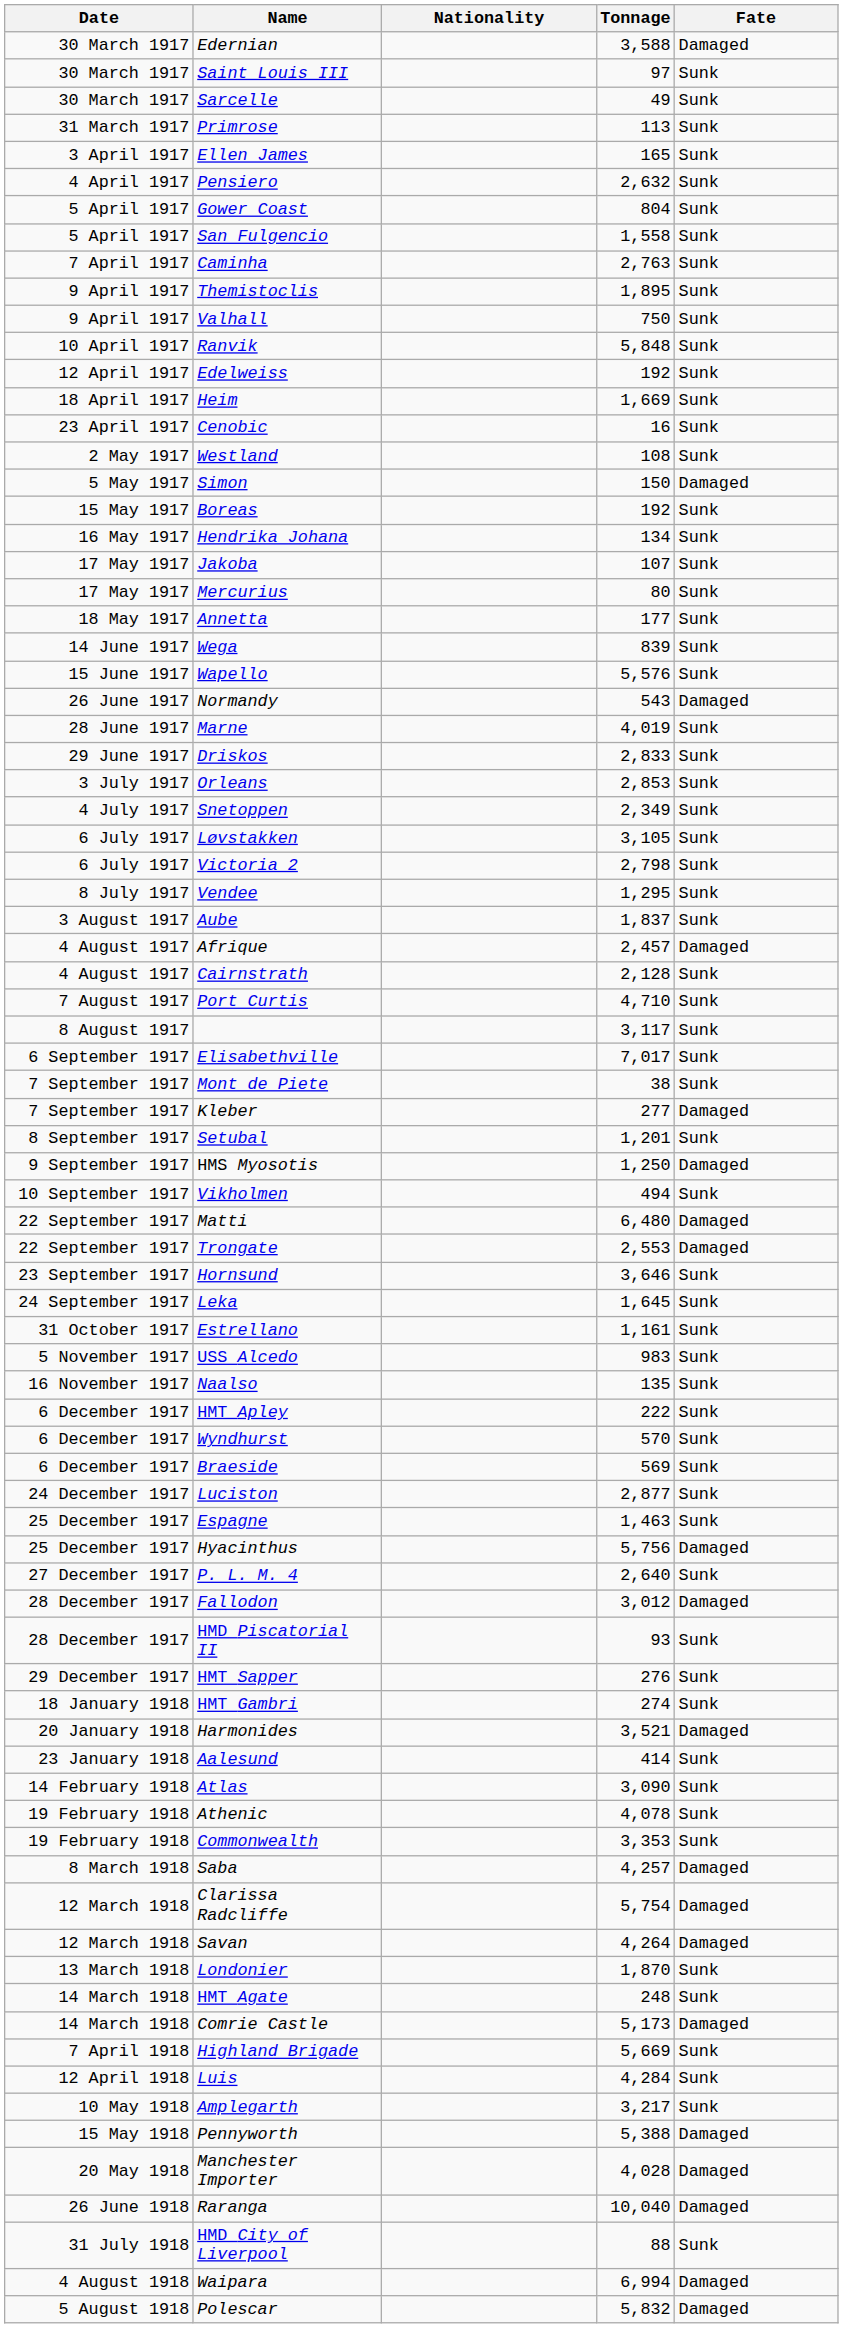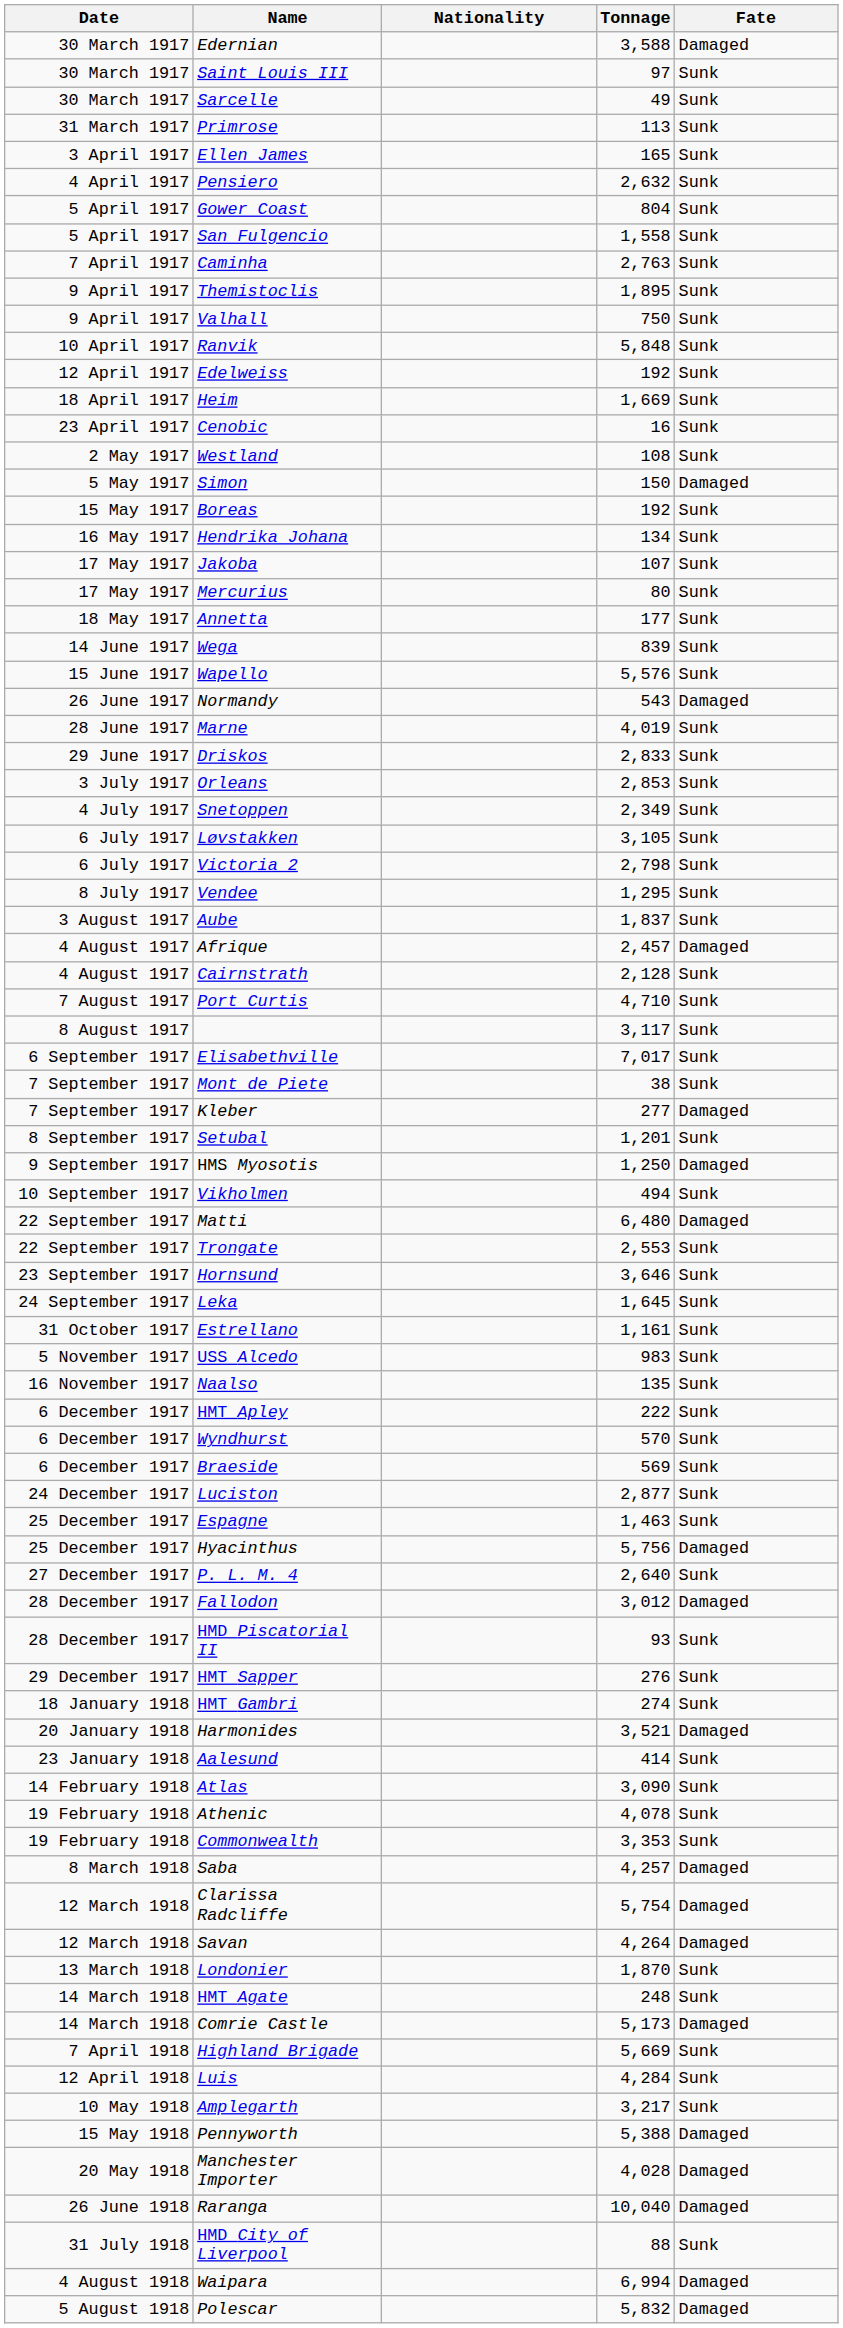(714, 1248) Damaged -> (699, 1248) Sunk
